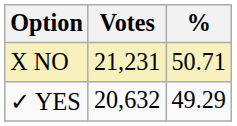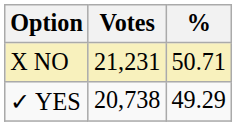(127, 101) 20,632 -> (127, 101) 20,738
